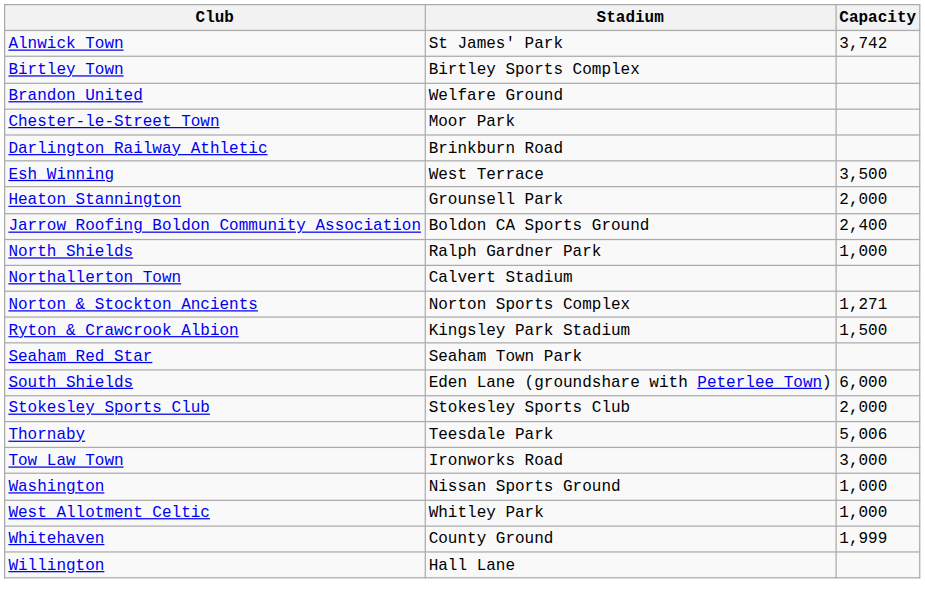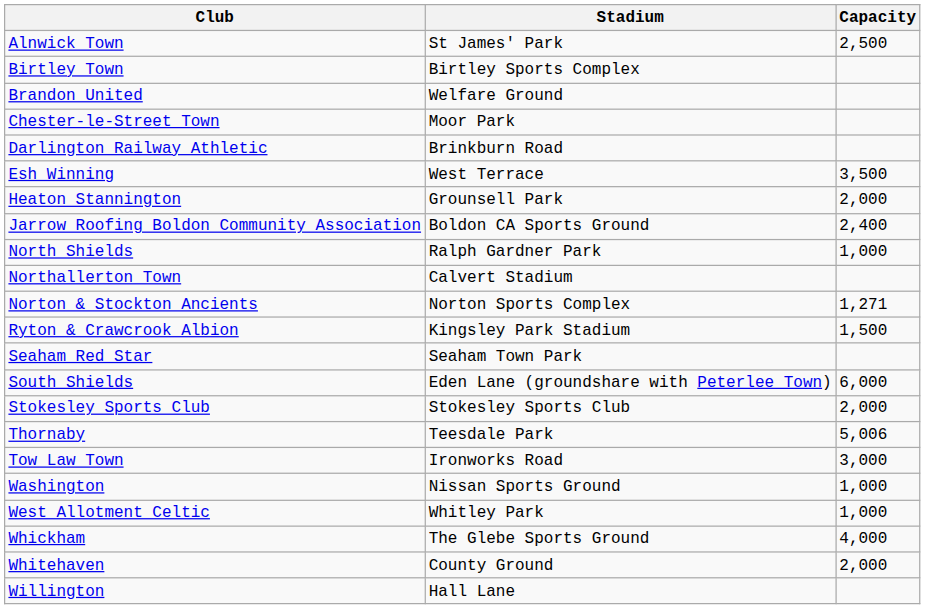(863, 44) 3,742 -> (863, 44) 2,500
+ row: (47, 539)
(863, 539) 1,999 -> (863, 565) 2,000
